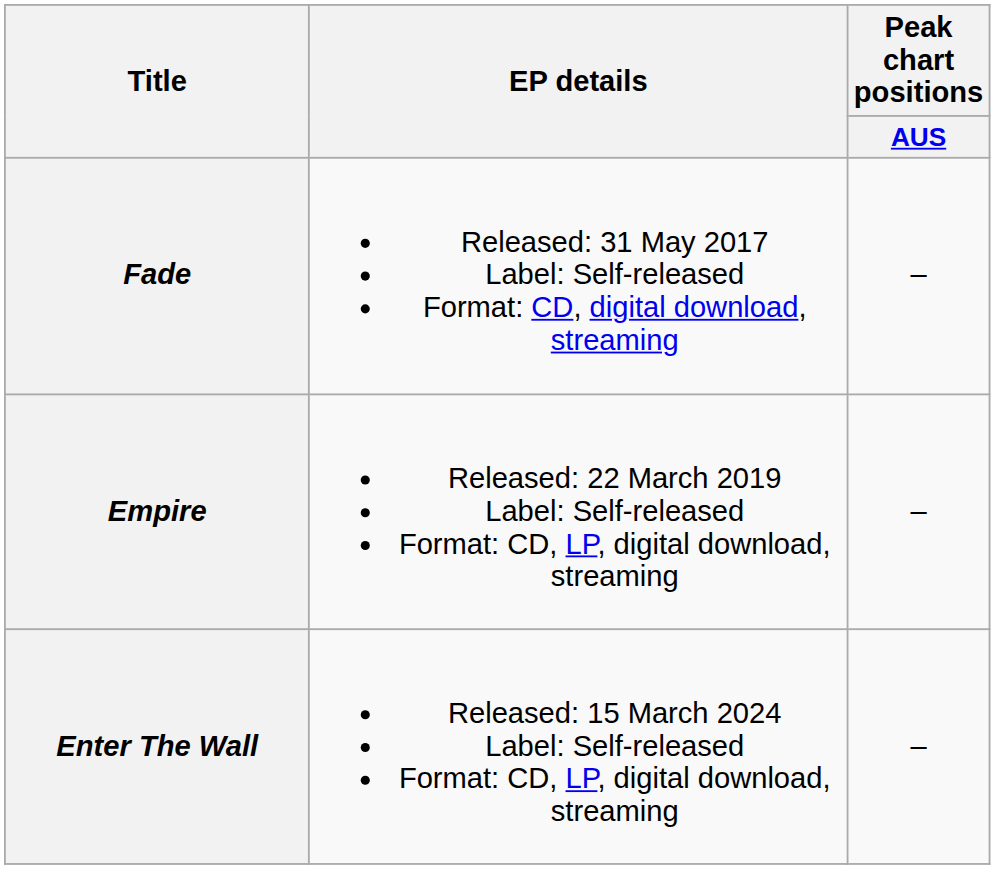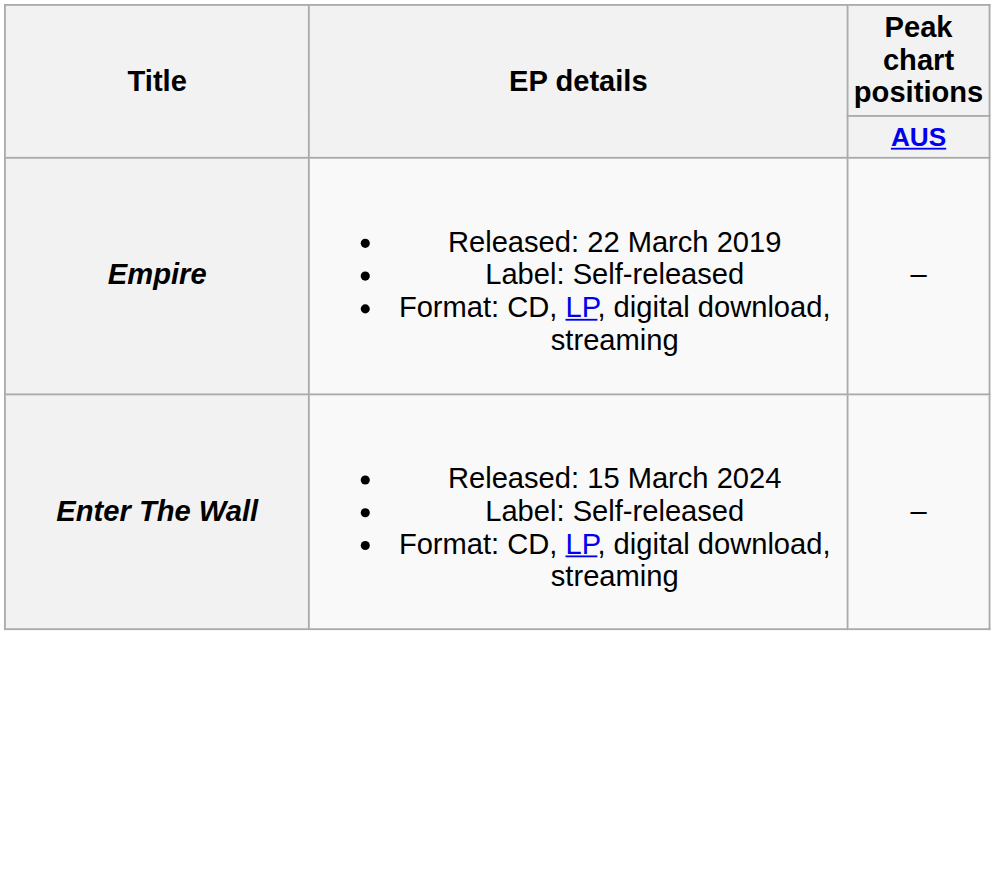- row: (157, 275)
